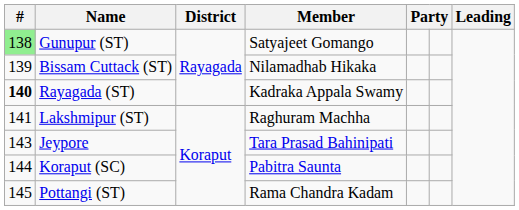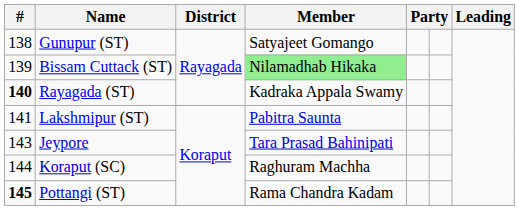(20, 42) lightgreen background -> (20, 42) no background
(313, 67) no background -> (313, 67) lightgreen background
(310, 117) Raghuram Machha -> (295, 117) Pabitra Saunta
(295, 167) Pabitra Saunta -> (310, 167) Raghuram Machha
(20, 192) normal -> (20, 192) bold
